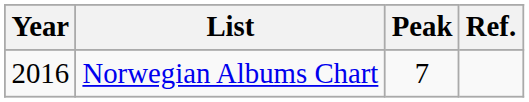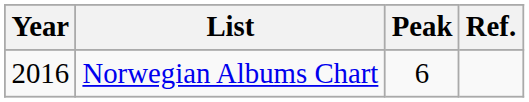(422, 73) 7 -> (422, 73) 6
